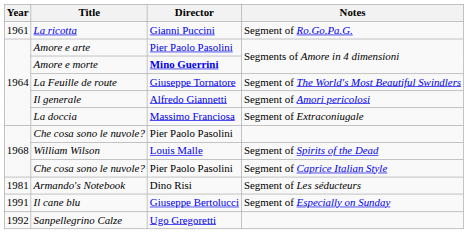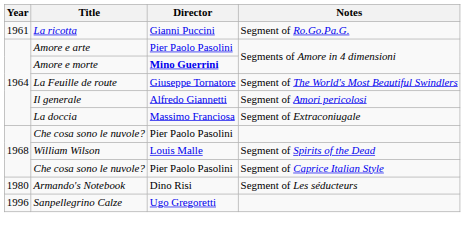(18, 185) 1981 -> (18, 185) 1980
- row: (57, 202)
(18, 220) 1992 -> (18, 202) 1996
